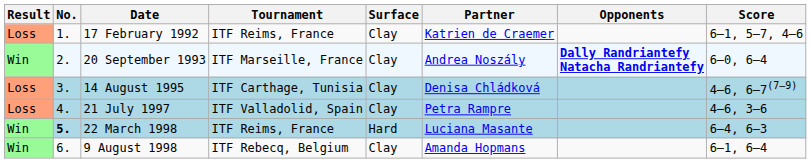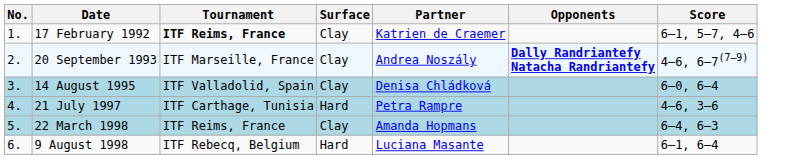- column: (29, 14)
(273, 34) normal -> (224, 34) bold
(738, 60) 6–0, 6–4 -> (705, 60) 4–6, 6–7(7–9)
(287, 88) ITF Carthage, Tunisia -> (238, 86) ITF Valladolid, Spain
(753, 88) 4–6, 6–7(7–9) -> (690, 86) 6–0, 6–4
(287, 109) ITF Valladolid, Spain -> (238, 106) ITF Carthage, Tunisia
(383, 109) Clay -> (334, 106) Hard
(63, 129) bold -> (15, 125) normal
(383, 129) Hard -> (334, 125) Clay
(479, 129) Luciana Masante -> (426, 125) Amanda Hopmans
(383, 148) Clay -> (334, 145) Hard
(475, 148) Amanda Hopmans -> (430, 145) Luciana Masante
